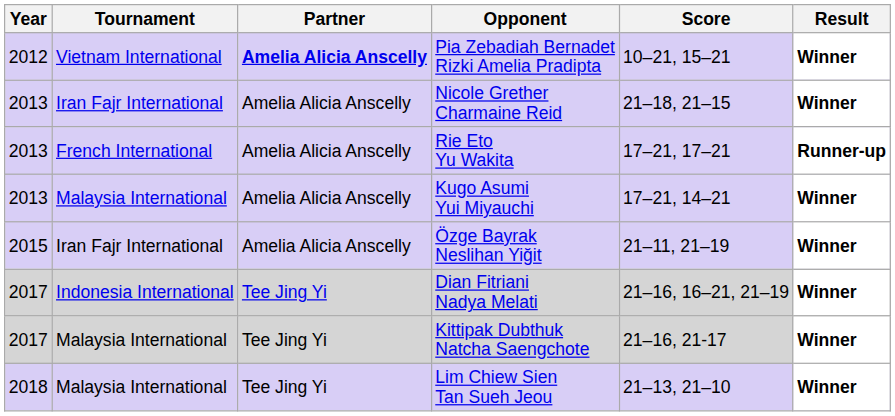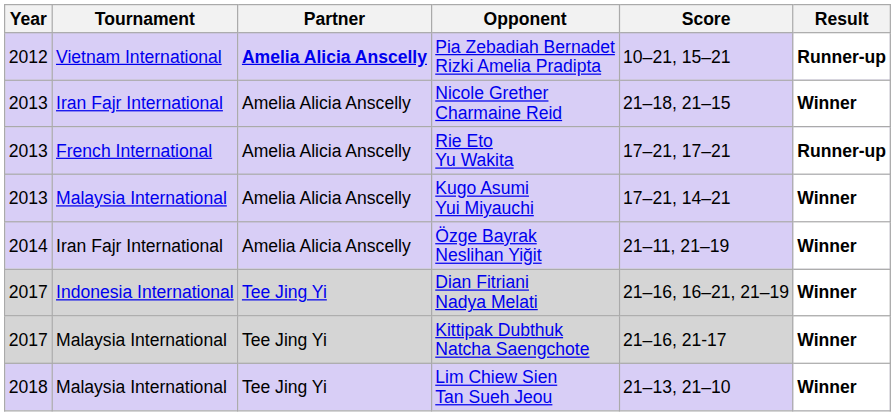(827, 56) Winner -> (842, 56) Runner-up
(28, 245) 2015 -> (28, 245) 2014
